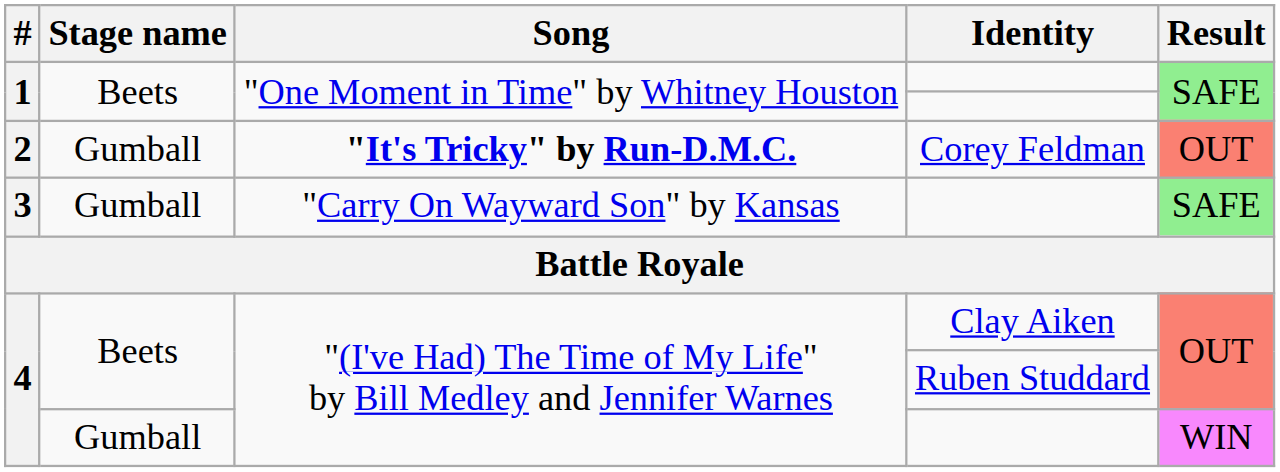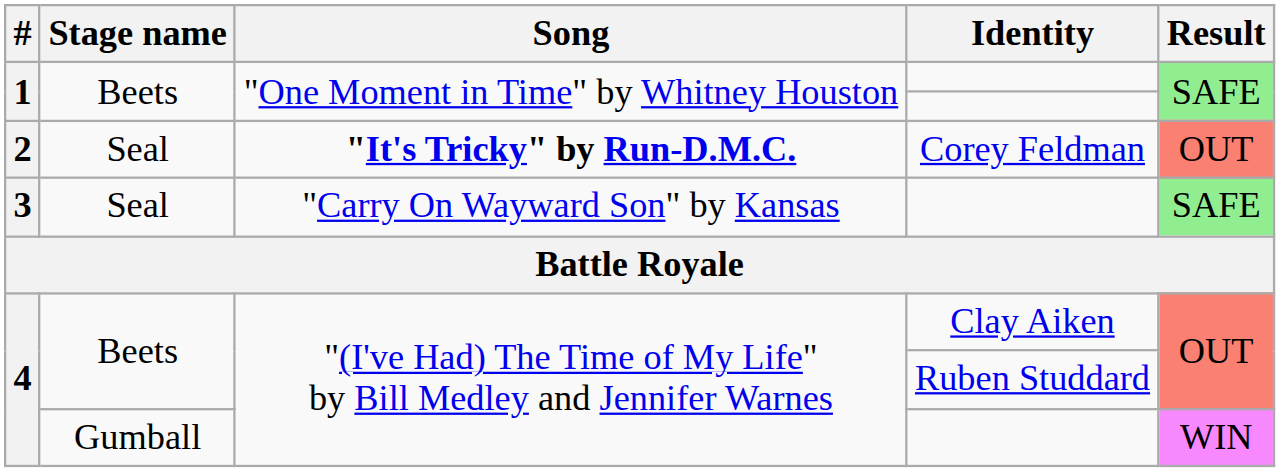(138, 148) Gumball -> (138, 148) Seal
(138, 206) Gumball -> (138, 206) Seal
